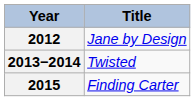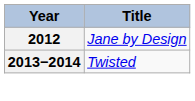- row: (44, 85)
